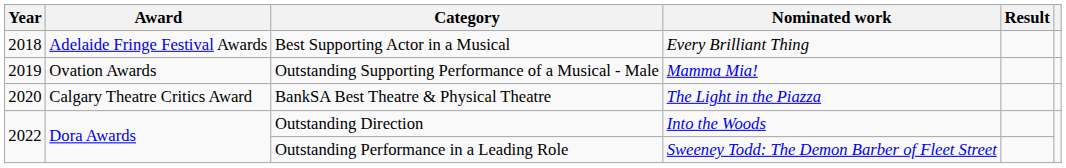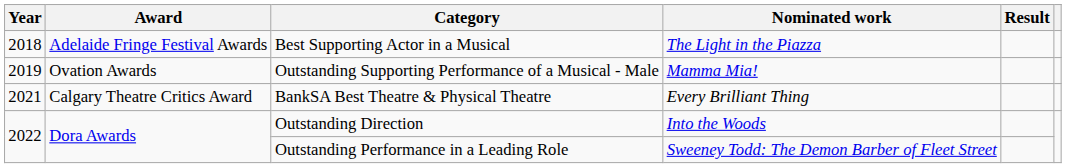(738, 44) Every Brilliant Thing -> (744, 44) The Light in the Piazza
(25, 96) 2020 -> (25, 96) 2021
(744, 96) The Light in the Piazza -> (738, 96) Every Brilliant Thing
